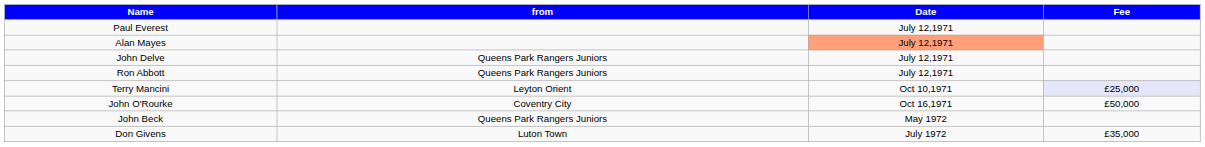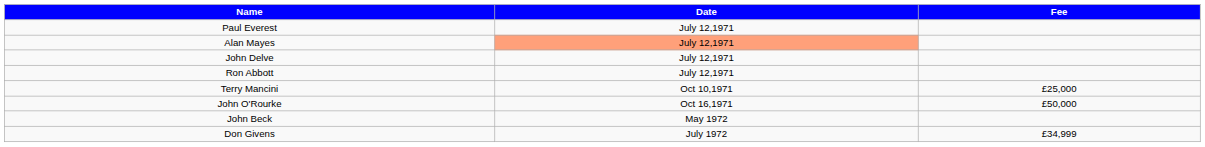- column: (542, 12)
(1122, 89) lavender background -> (1059, 89) no background
(1122, 134) £35,000 -> (1059, 134) £34,999
